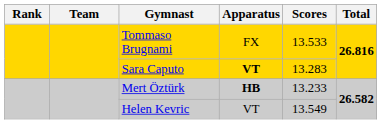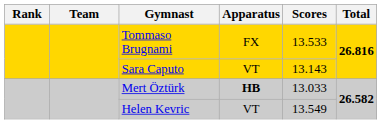(251, 68) bold -> (251, 68) normal
(309, 68) 13.283 -> (309, 68) 13.143
(309, 88) 13.233 -> (309, 88) 13.033
